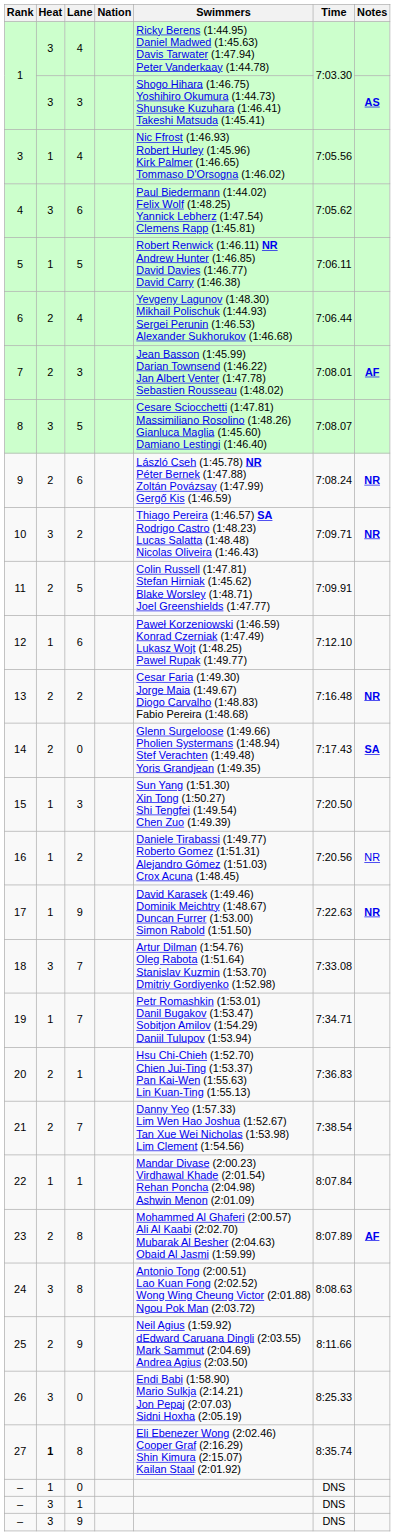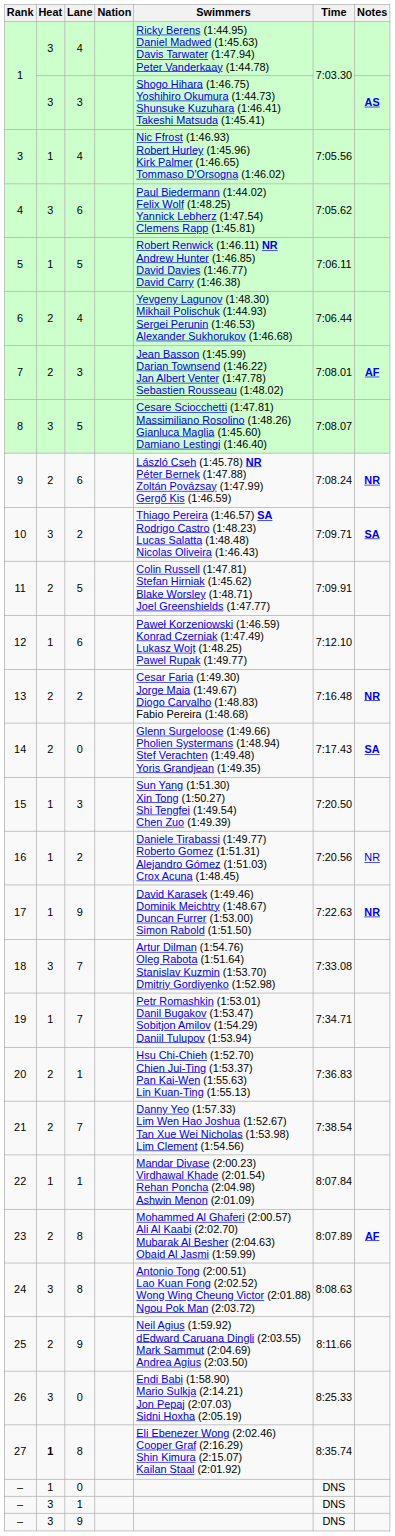(372, 534) NR -> (372, 534) SA
